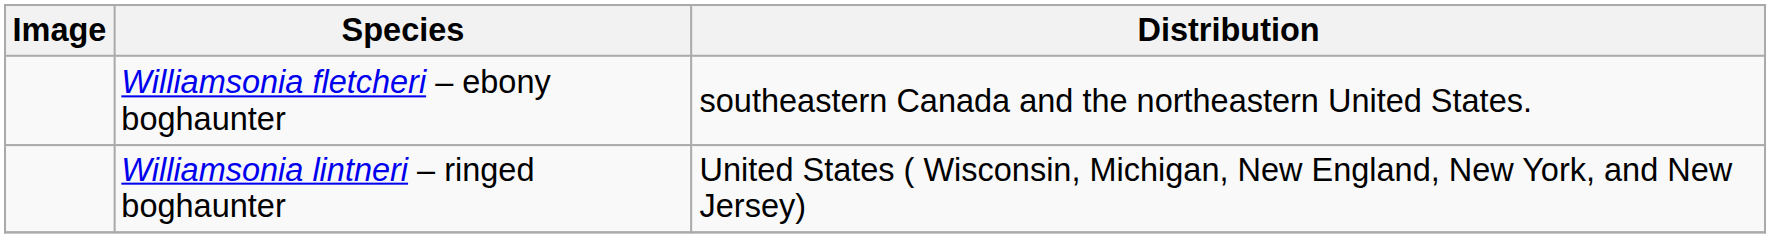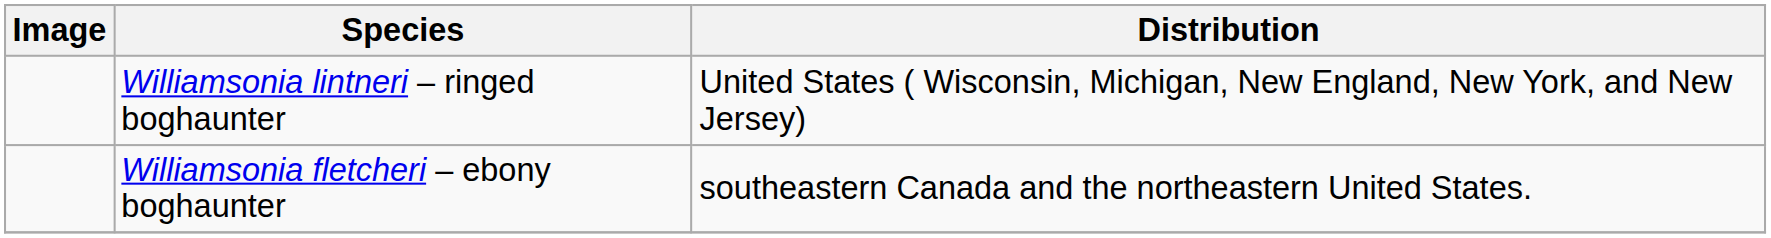rows swapped: (336, 100) <-> (328, 188)
